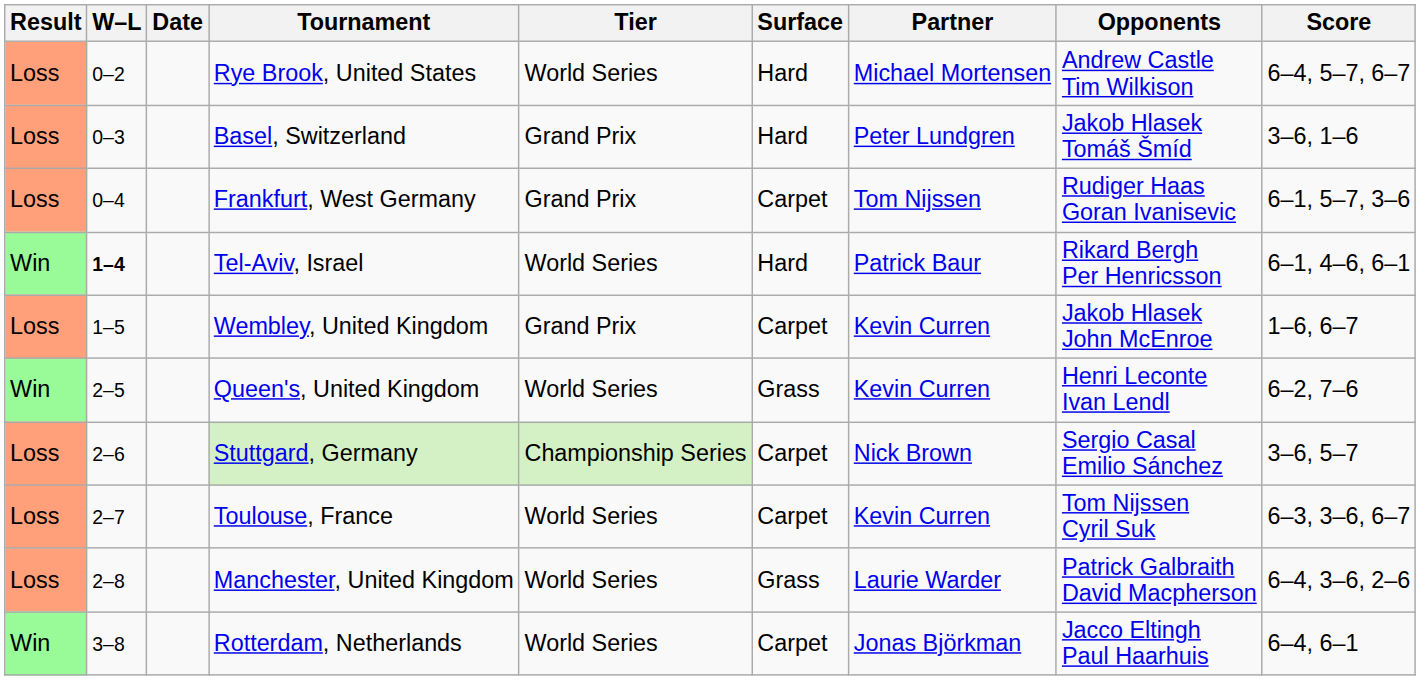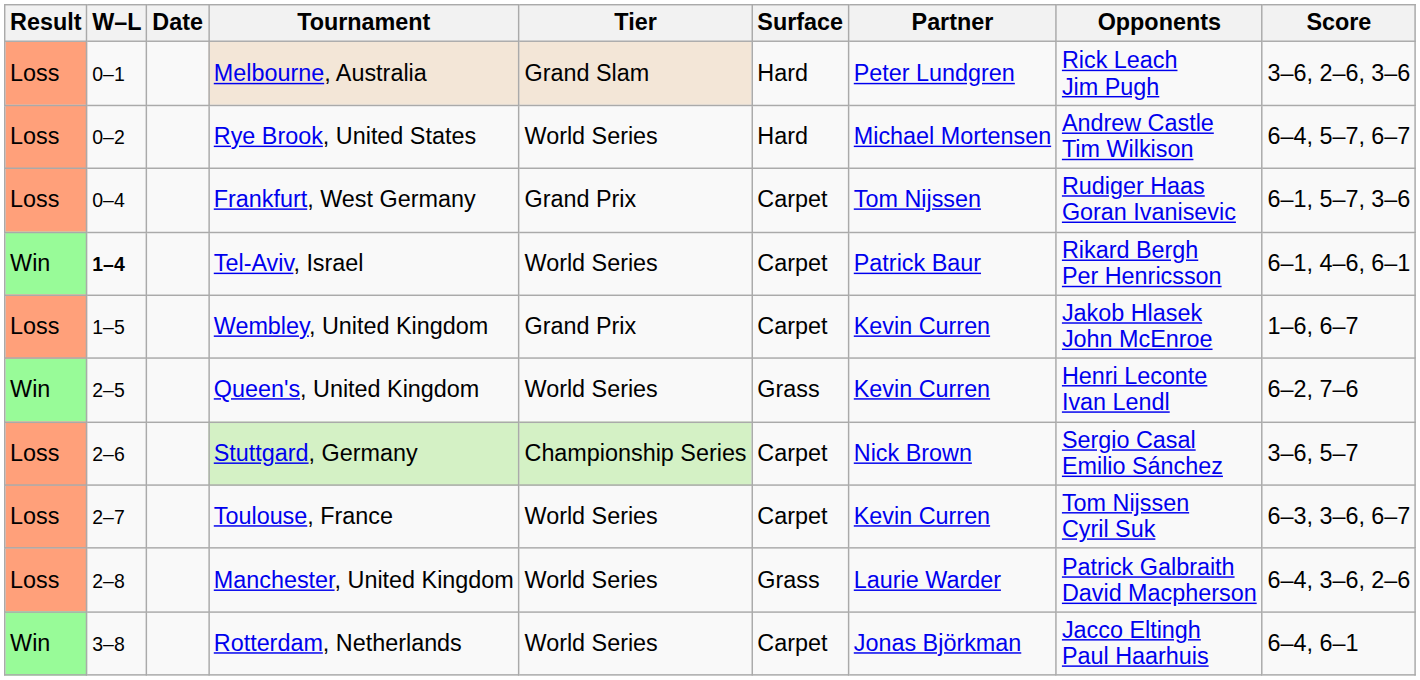+ row: (320, 73)
- row: (310, 136)
(783, 263) Hard -> (792, 263) Carpet
